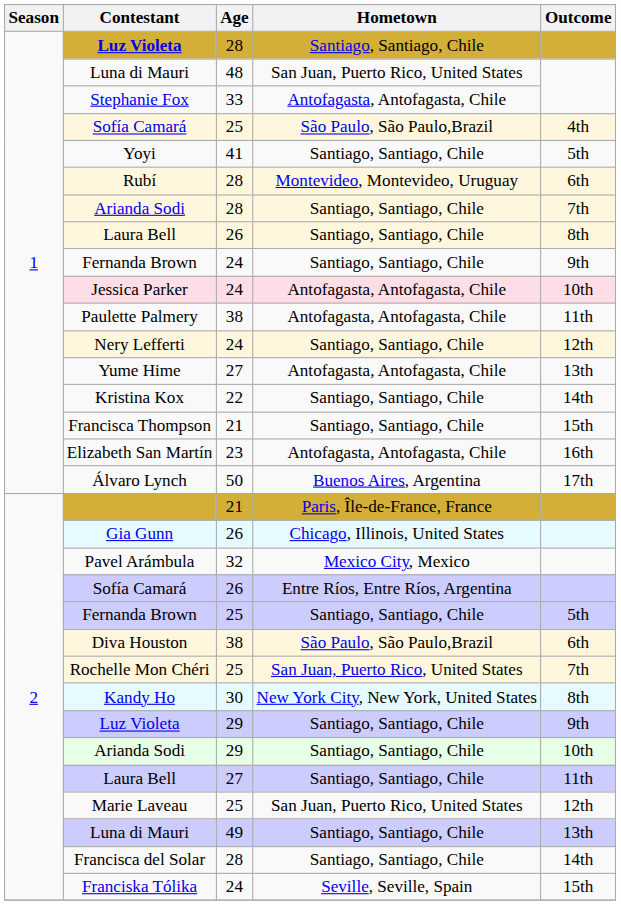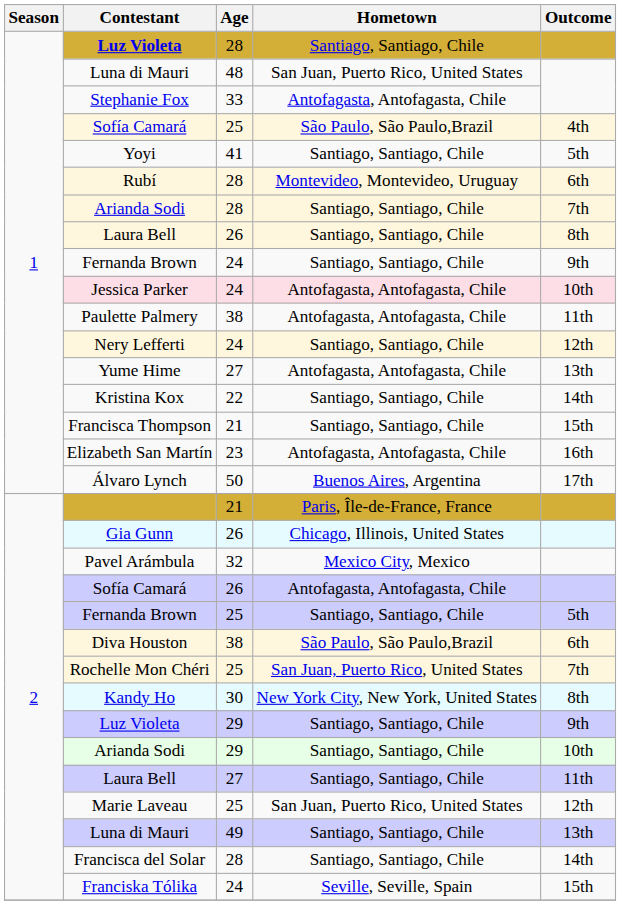(397, 588) Entre Ríos, Entre Ríos, Argentina -> (397, 588) Antofagasta, Antofagasta, Chile
